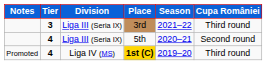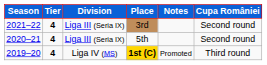columns swapped: (175, 12) <-> (22, 12)
(50, 26) 3 -> (53, 26) 4
(228, 26) Third round -> (228, 26) Second round
